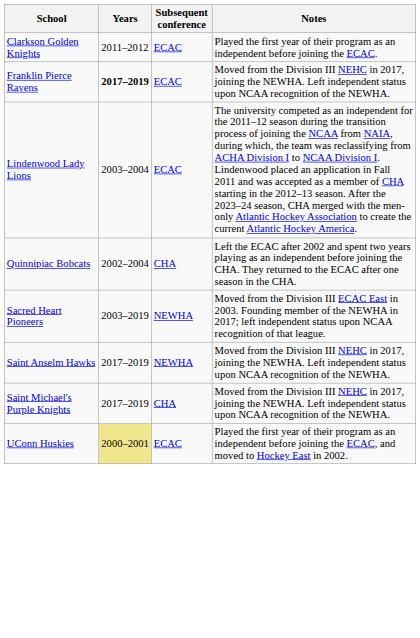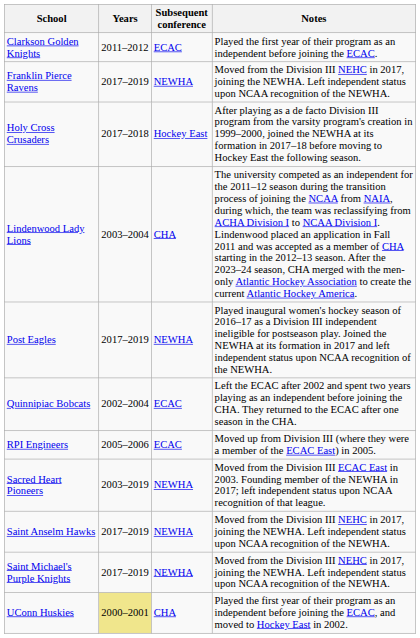(125, 82) bold -> (125, 82) normal
(168, 82) ECAC -> (173, 82) NEWHA
+ row: (31, 134)
(168, 170) ECAC -> (165, 234) CHA
+ row: (31, 340)
(165, 264) CHA -> (168, 404) ECAC
+ row: (37, 444)
(165, 403) CHA -> (173, 572) NEWHA
(168, 443) ECAC -> (165, 612) CHA
